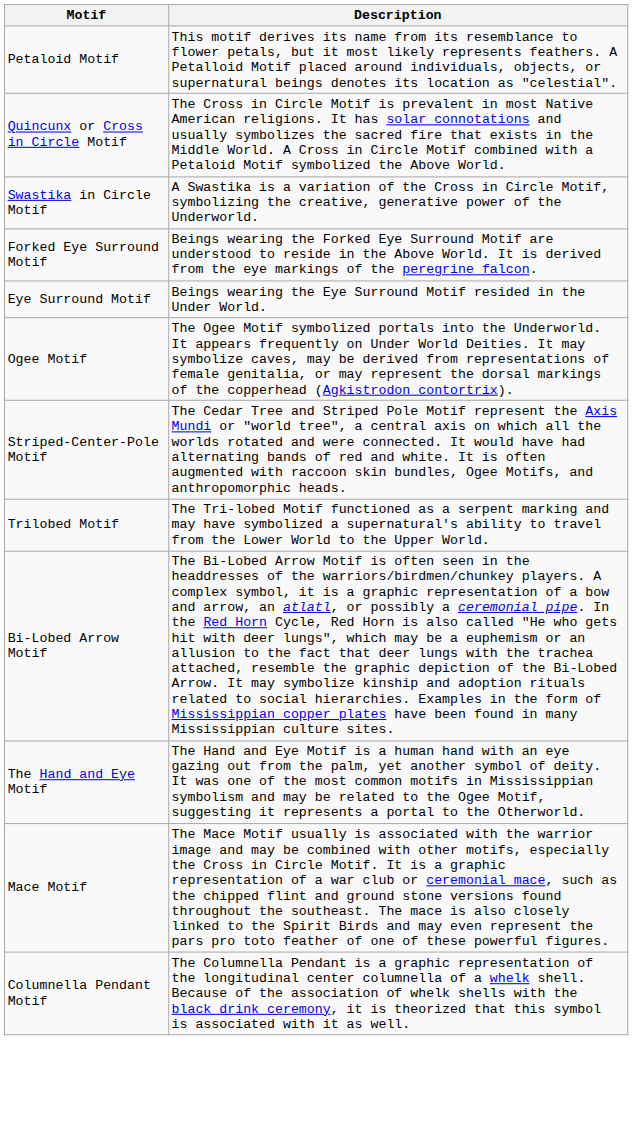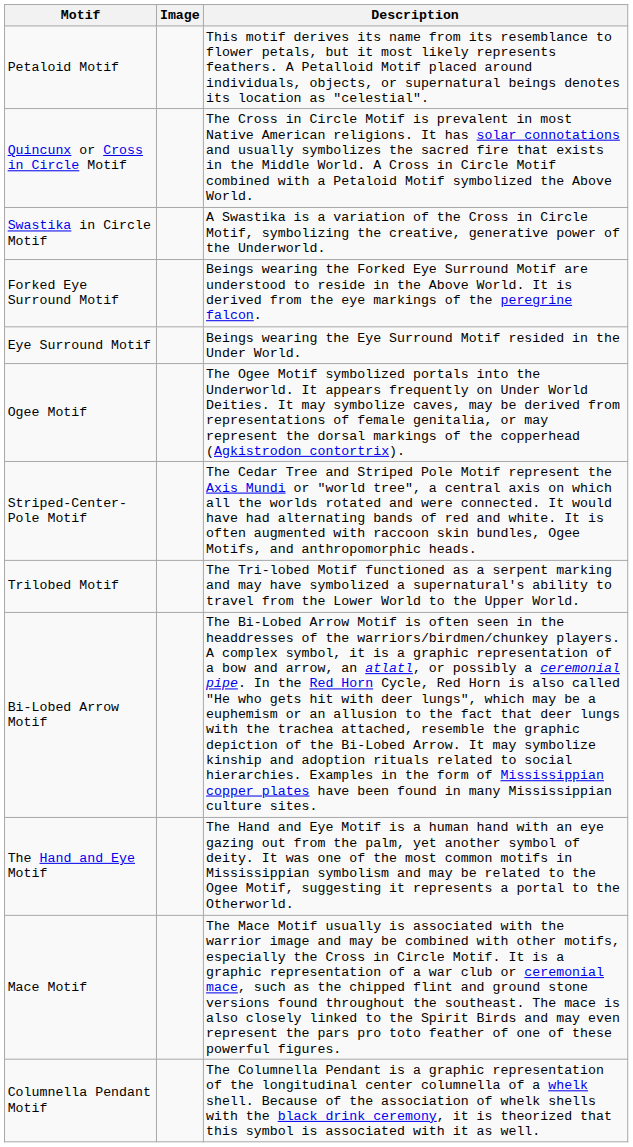+ column: (180, 15)
